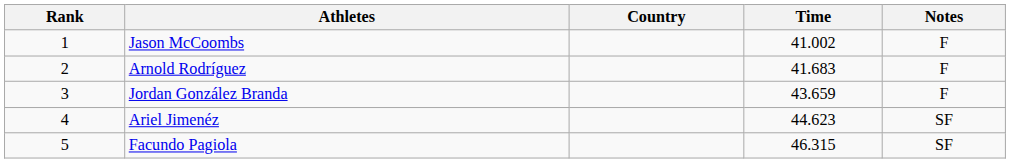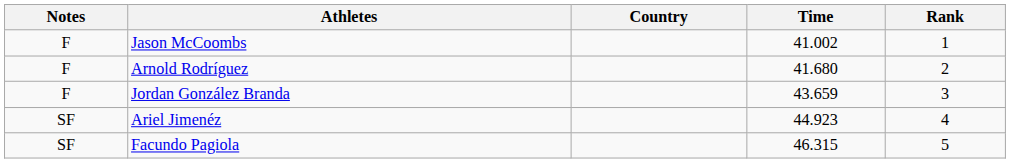columns swapped: (65, 17) <-> (944, 17)
(813, 68) 41.683 -> (816, 68) 41.680
(813, 119) 44.623 -> (816, 119) 44.923
